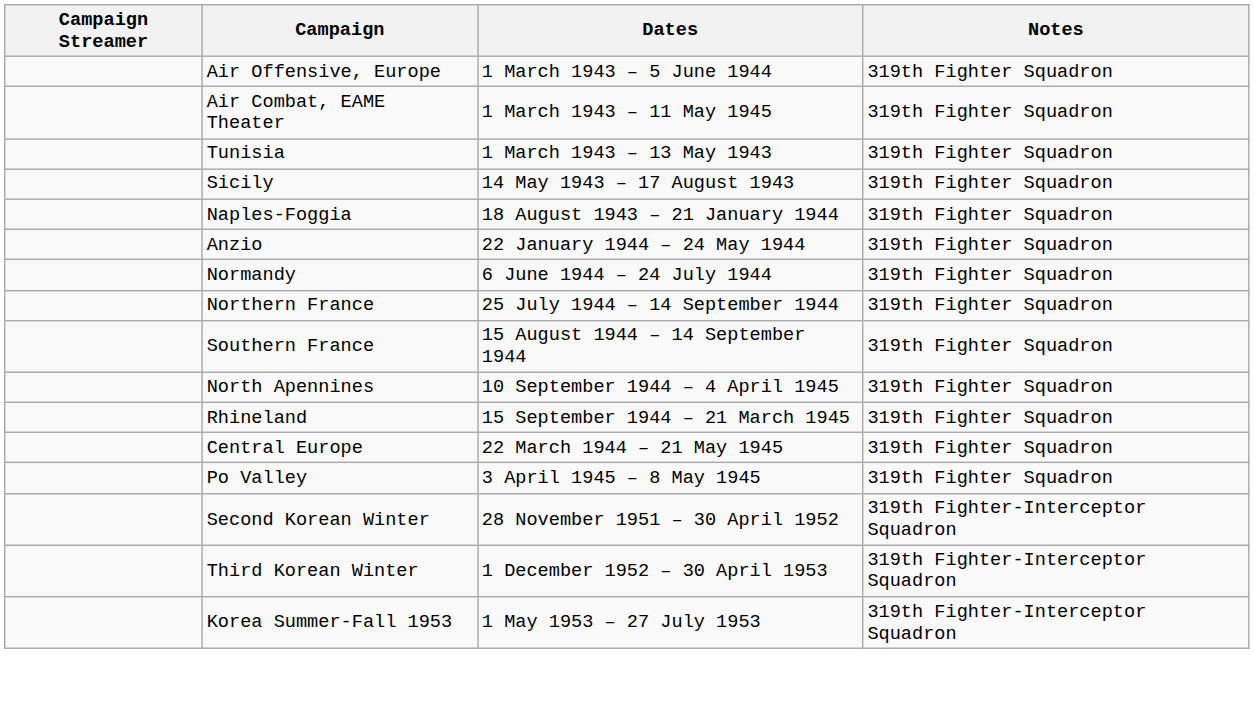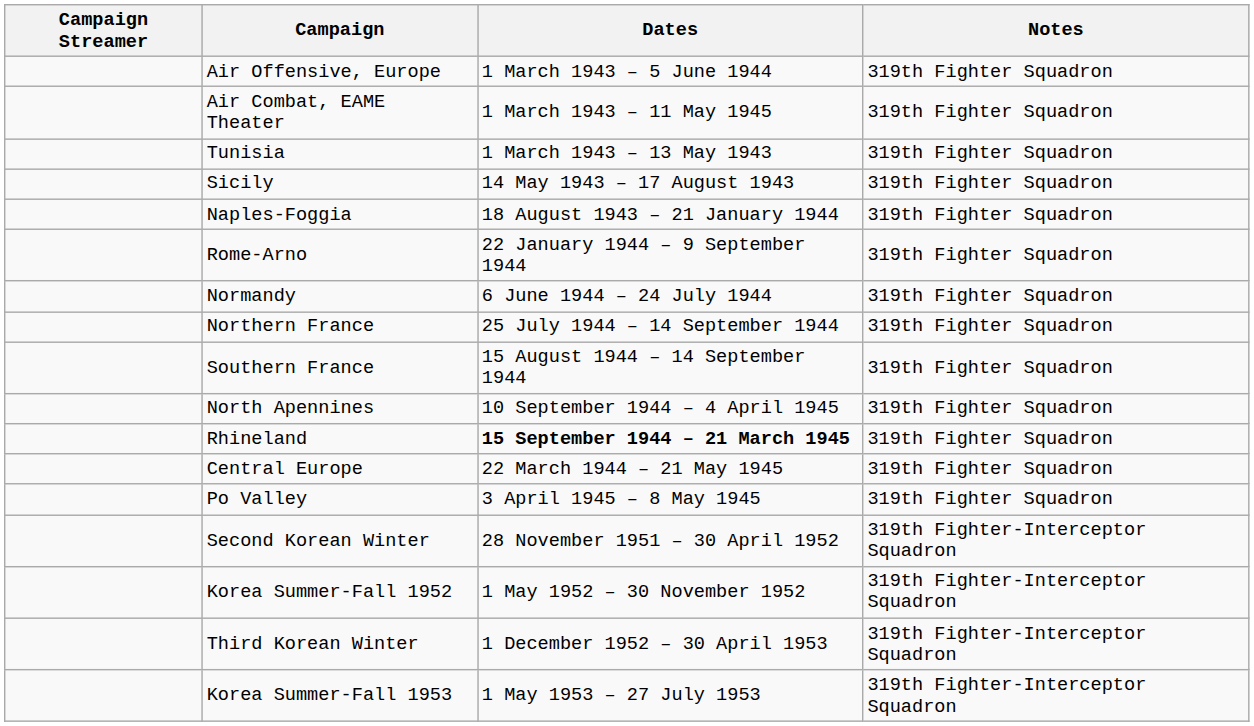- row: (235, 245)
+ row: (257, 255)
(666, 417) normal -> (666, 439) bold
+ row: (329, 592)
